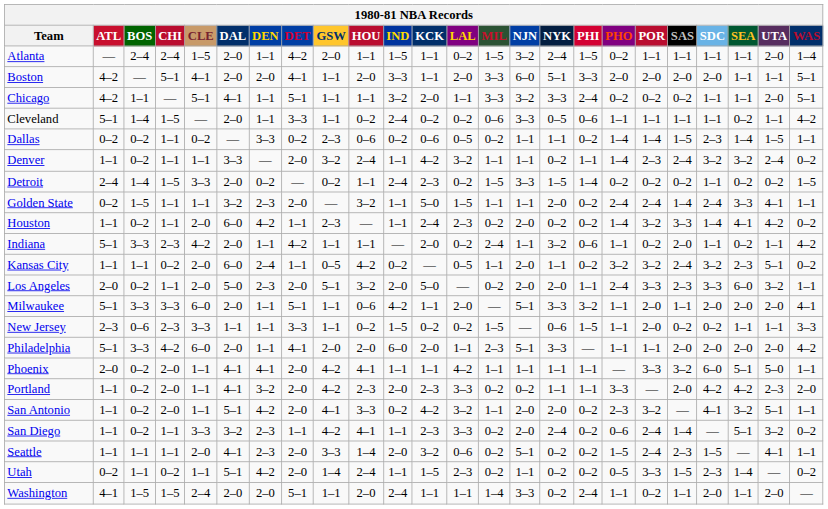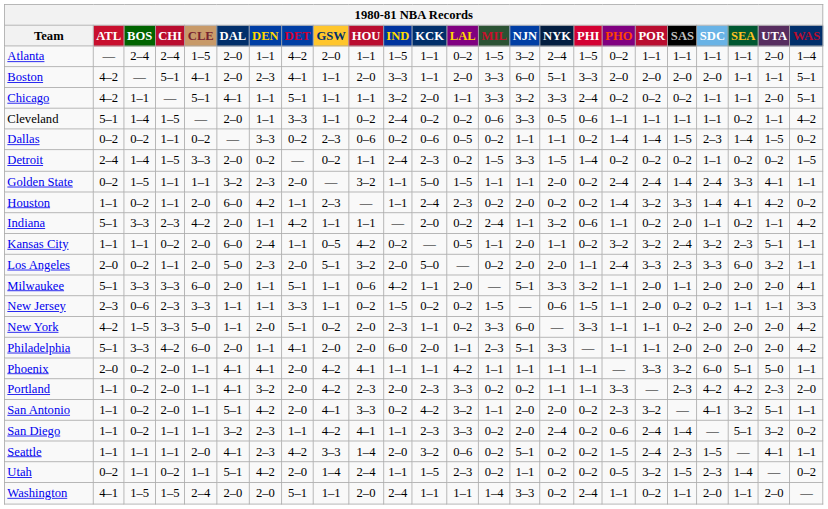(265, 77) 2–0 -> (265, 77) 2–3
(807, 139) 1–1 -> (807, 139) 0–2
- row: (26, 160)
(807, 264) 0–2 -> (807, 243) 1–1
+ row: (33, 327)
(682, 389) 2–0 -> (682, 389) 2–3
(201, 431) 3–3 -> (201, 431) 1–1
(298, 451) 2–0 -> (298, 451) 4–2
(652, 472) 3–3 -> (652, 472) 3–2
